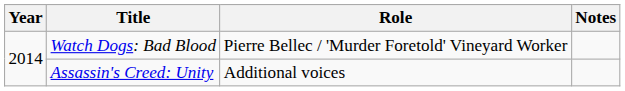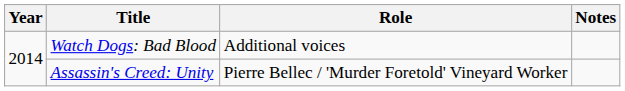(396, 45) Pierre Bellec / 'Murder Foretold' Vineyard Worker -> (284, 45) Additional voices
(284, 72) Additional voices -> (396, 72) Pierre Bellec / 'Murder Foretold' Vineyard Worker
